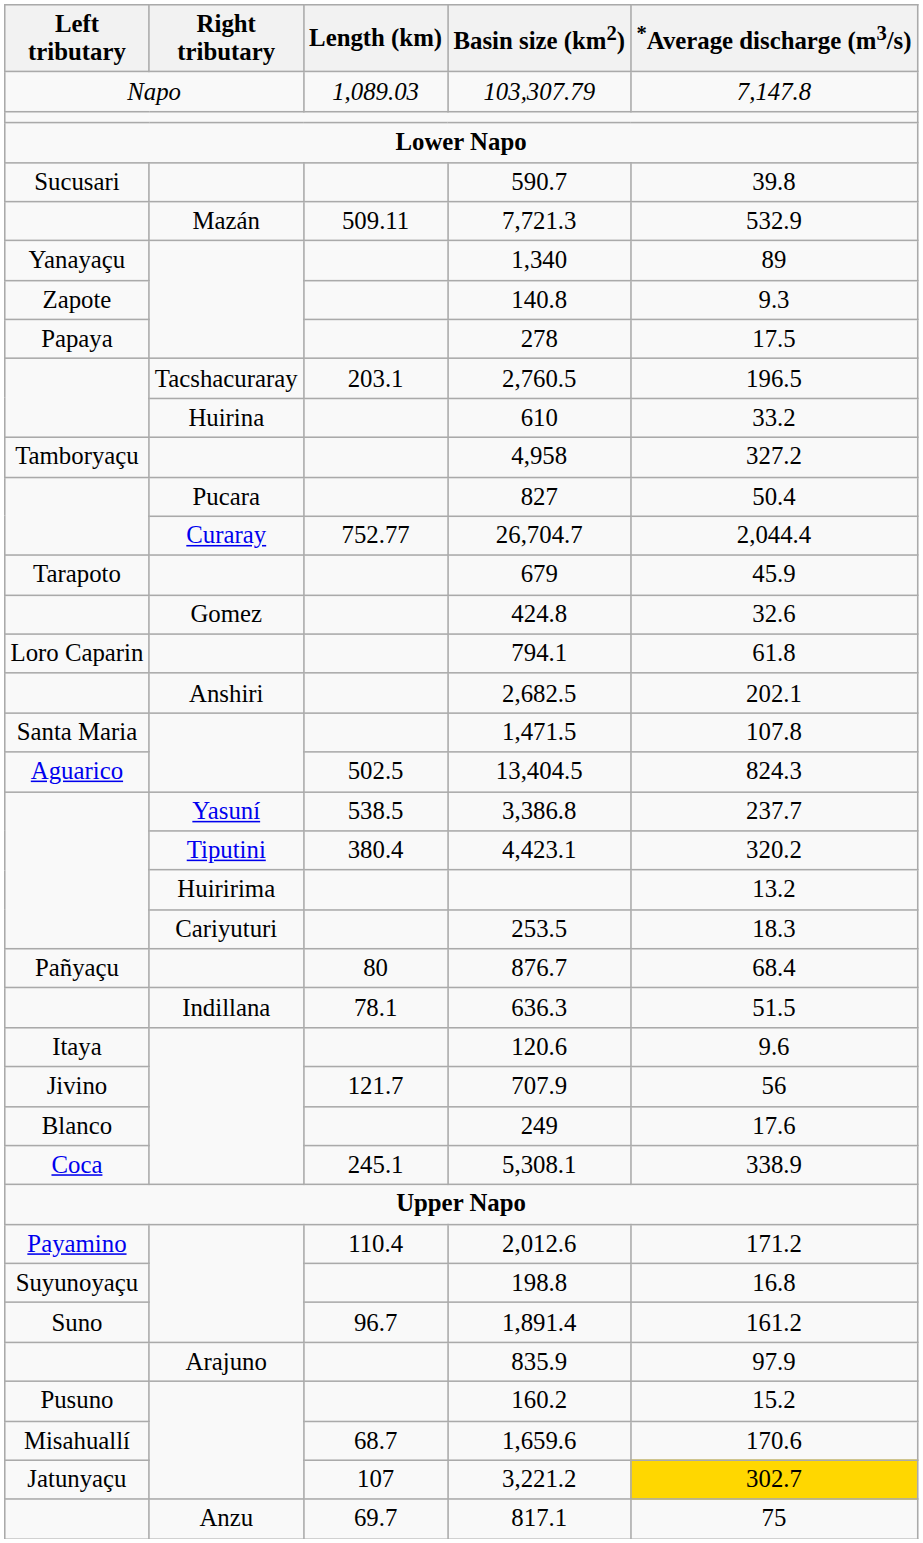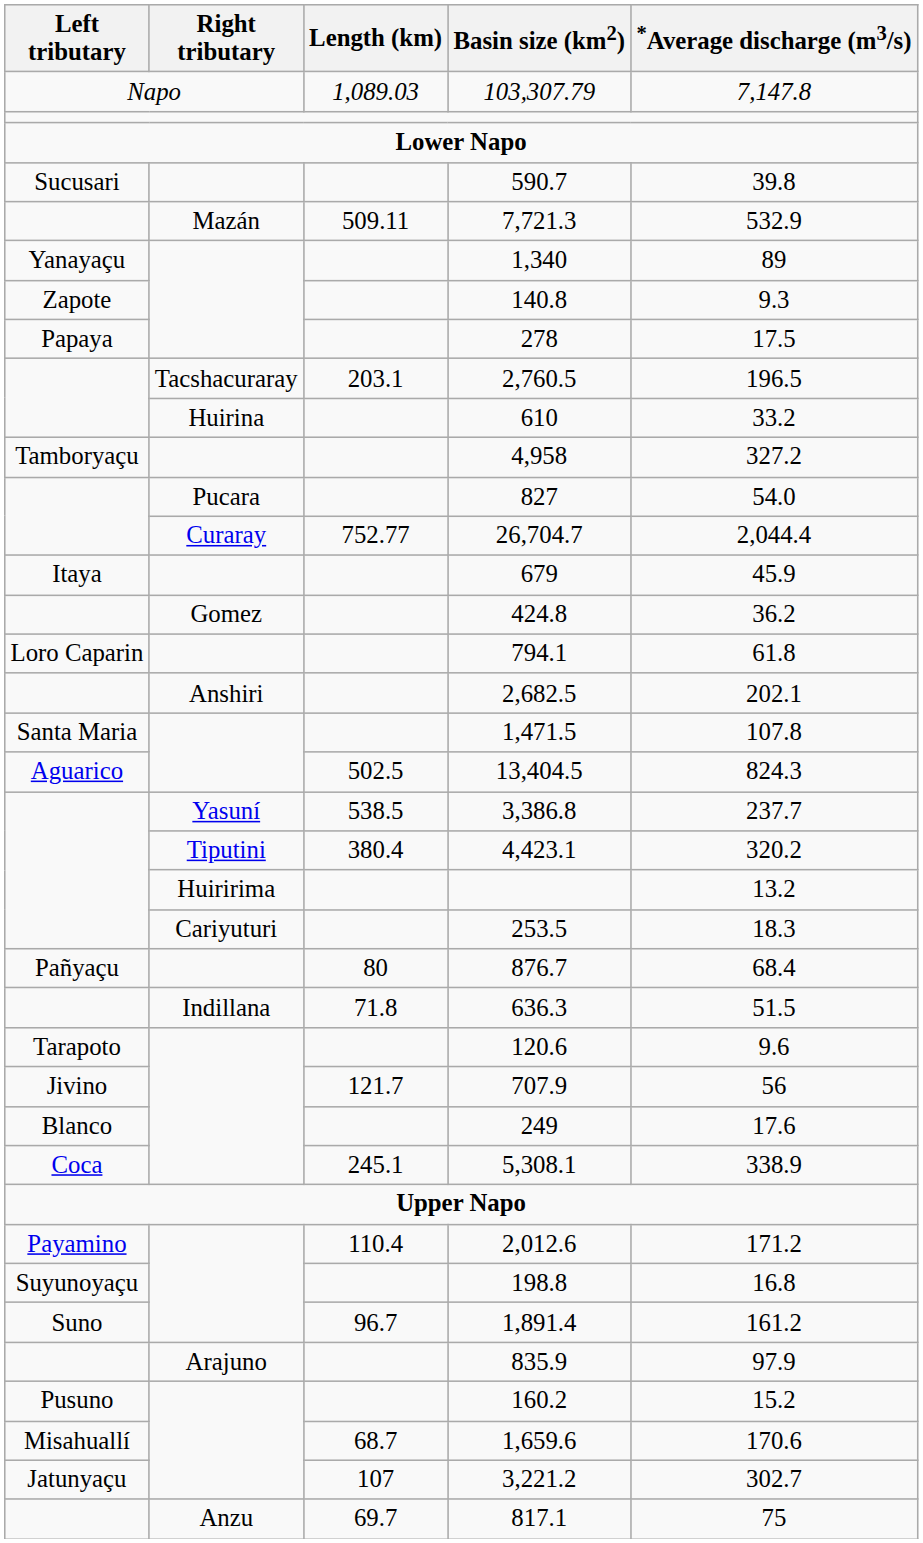(774, 496) 50.4 -> (774, 496) 54.0
(77, 574) Tarapoto -> (77, 574) Itaya
(774, 614) 32.6 -> (774, 614) 36.2
(376, 1007) 78.1 -> (376, 1007) 71.8
(77, 1046) Itaya -> (77, 1046) Tarapoto
(774, 1479) gold background -> (774, 1479) no background
